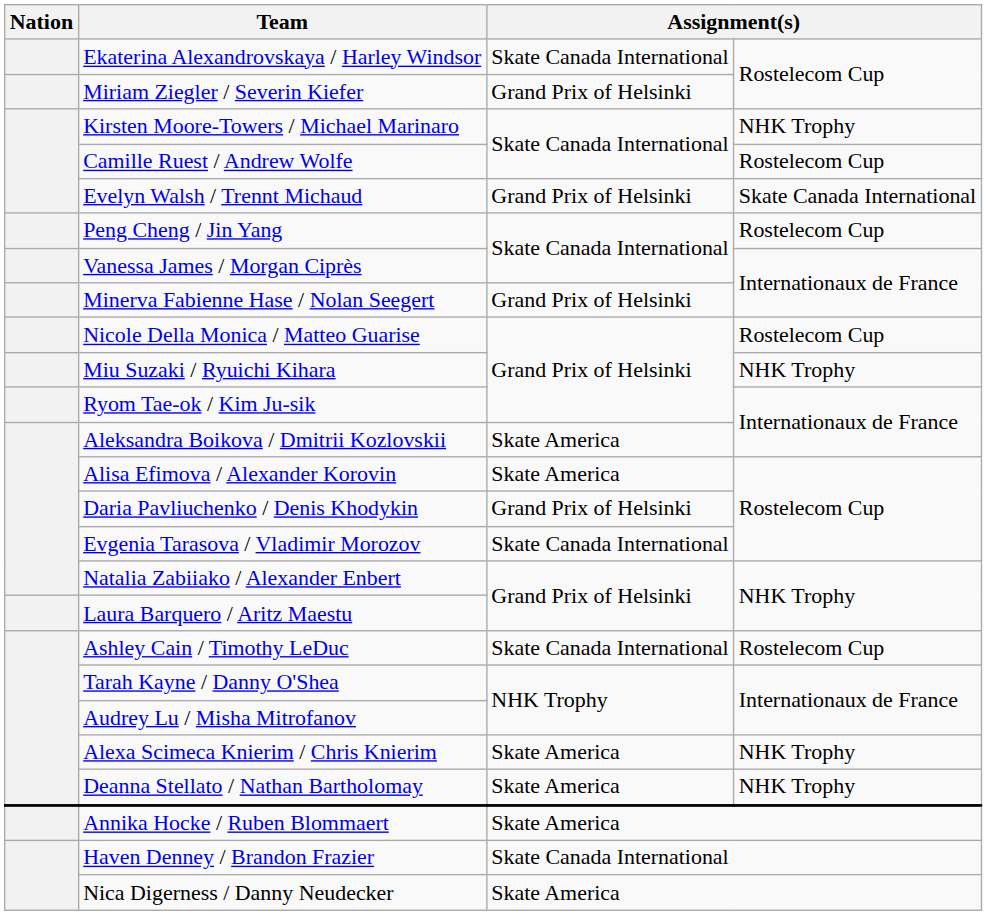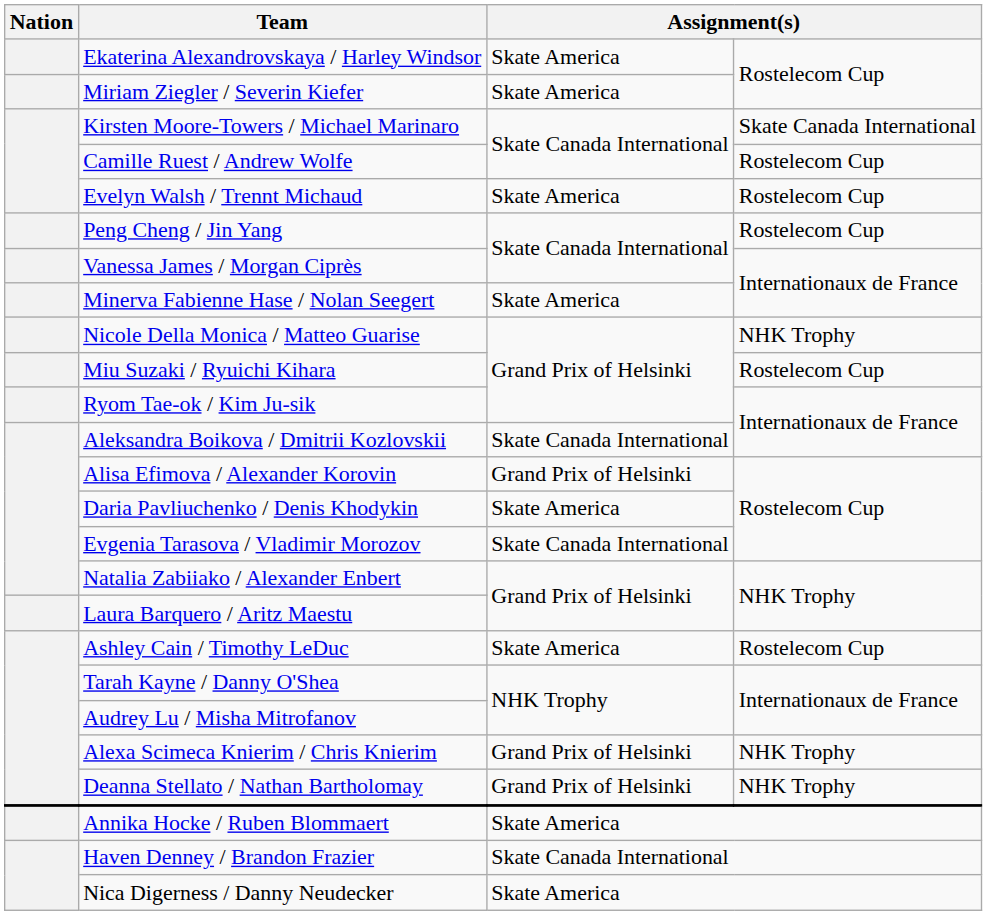(610, 56) Skate Canada International -> (556, 56) Skate America
(591, 91) Grand Prix of Helsinki -> (556, 91) Skate America
(797, 126) NHK Trophy -> (857, 126) Skate Canada International
(591, 195) Grand Prix of Helsinki -> (556, 195) Skate America
(857, 195) Skate Canada International -> (812, 195) Rostelecom Cup
(591, 299) Grand Prix of Helsinki -> (556, 299) Skate America
(812, 334) Rostelecom Cup -> (797, 334) NHK Trophy
(797, 369) NHK Trophy -> (812, 369) Rostelecom Cup
(556, 439) Skate America -> (610, 439) Skate Canada International
(556, 473) Skate America -> (591, 473) Grand Prix of Helsinki
(591, 508) Grand Prix of Helsinki -> (556, 508) Skate America
(610, 647) Skate Canada International -> (556, 647) Skate America
(556, 751) Skate America -> (591, 751) Grand Prix of Helsinki
(556, 786) Skate America -> (591, 786) Grand Prix of Helsinki
